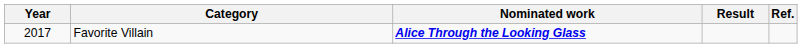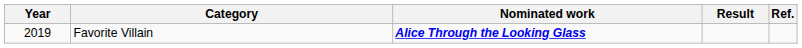(38, 33) 2017 -> (38, 33) 2019
